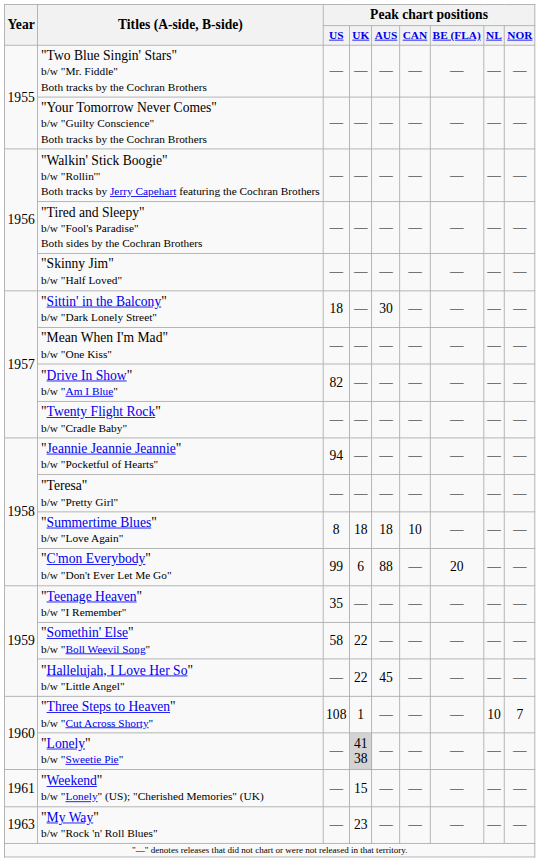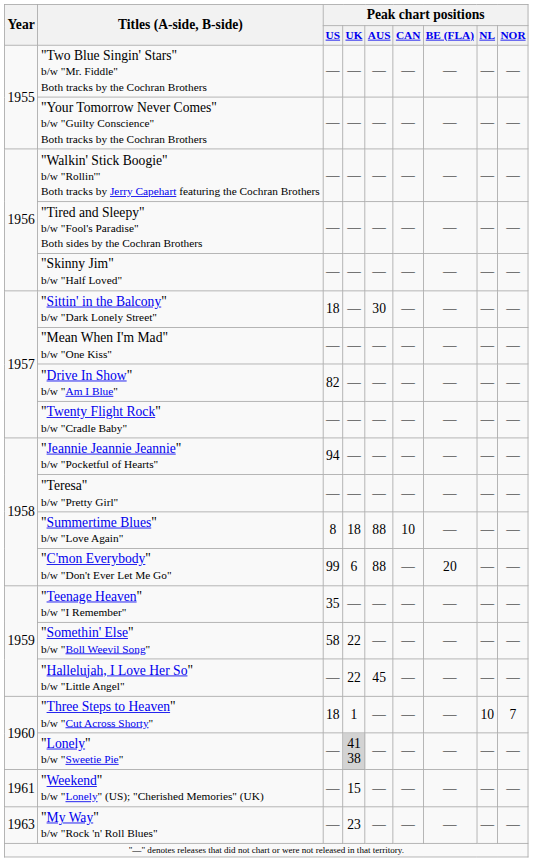(386, 530) 18 -> (379, 530) 88
(336, 714) 108 -> (333, 714) 18
